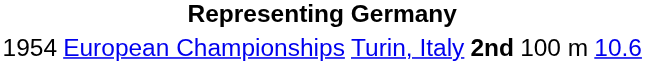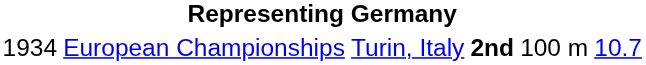(30, 47) 1954 -> (30, 47) 1934
(618, 47) 10.6 -> (618, 47) 10.7
